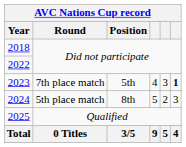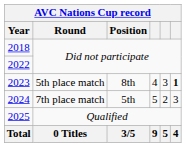(70, 82) 7th place match -> (70, 82) 5th place match
(128, 82) 5th -> (128, 82) 8th
(70, 99) 5th place match -> (70, 99) 7th place match
(128, 99) 8th -> (128, 99) 5th
